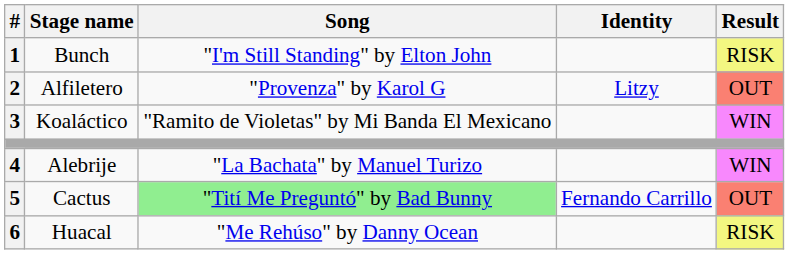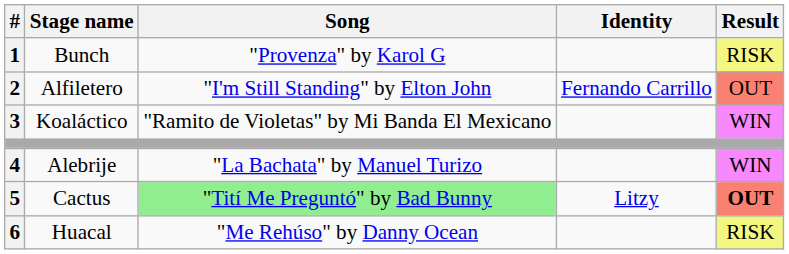(347, 54) "I'm Still Standing" by Elton John -> (347, 54) "Provenza" by Karol G
(347, 88) "Provenza" by Karol G -> (347, 88) "I'm Still Standing" by Elton John
(636, 88) Litzy -> (636, 88) Fernando Carrillo
(636, 198) Fernando Carrillo -> (636, 198) Litzy
(750, 198) normal -> (750, 198) bold
